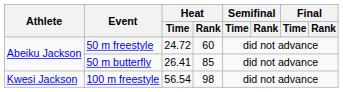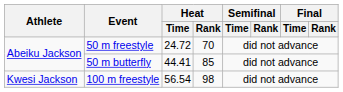(208, 46) 60 -> (208, 46) 70
(178, 63) 26.41 -> (178, 63) 44.41
